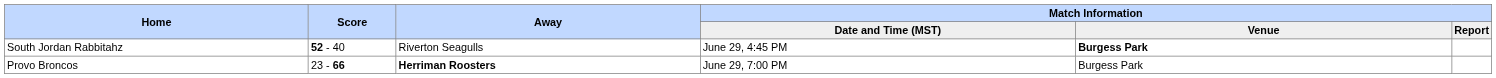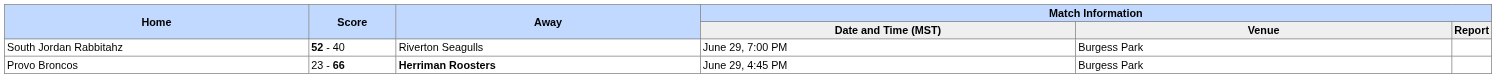(745, 48) June 29, 4:45 PM -> (745, 48) June 29, 7:00 PM
(1113, 48) bold -> (1111, 48) normal
(745, 65) June 29, 7:00 PM -> (745, 65) June 29, 4:45 PM
